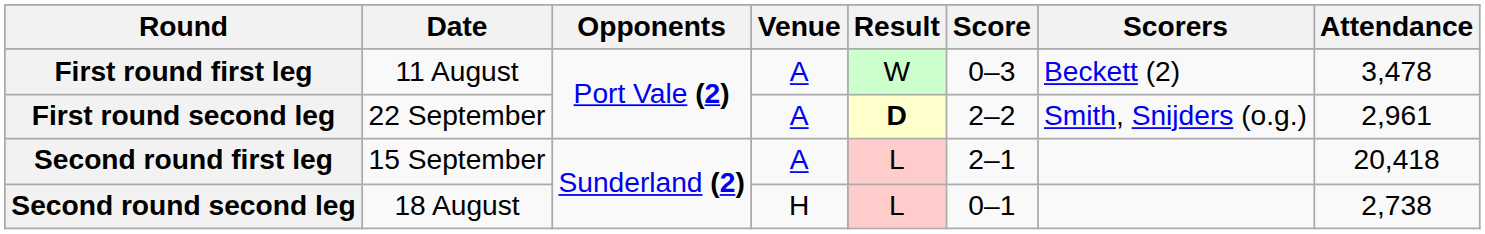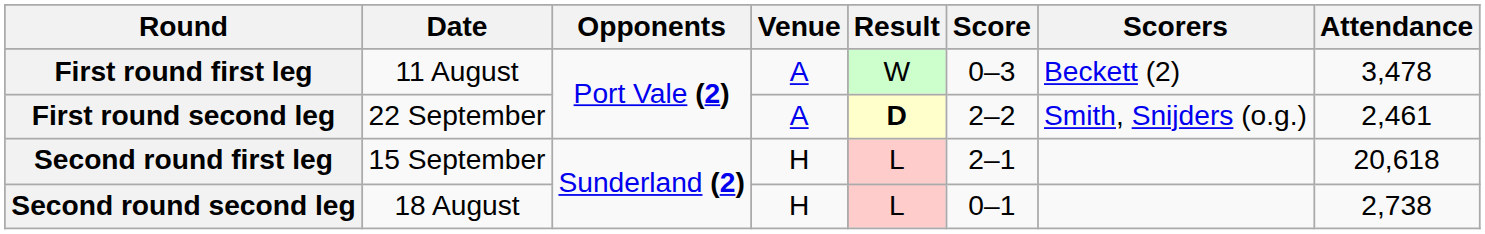(1397, 116) 2,961 -> (1397, 116) 2,461
(799, 160) A -> (799, 160) H
(1397, 160) 20,418 -> (1397, 160) 20,618
